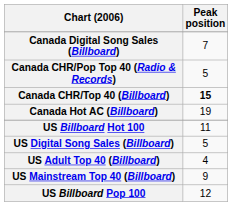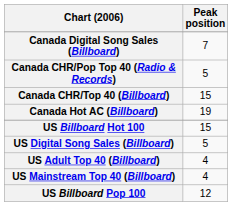(205, 95) bold -> (205, 95) normal
(205, 128) 11 -> (205, 128) 15
(205, 177) 9 -> (205, 177) 4
